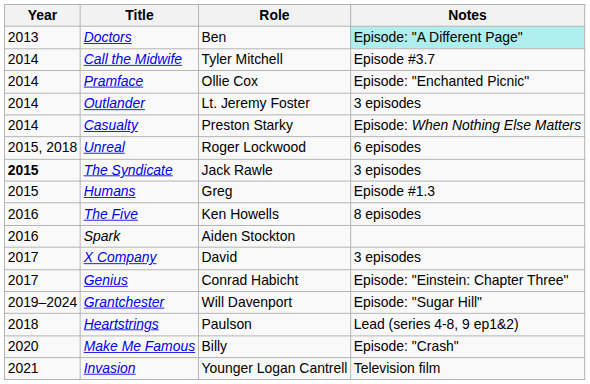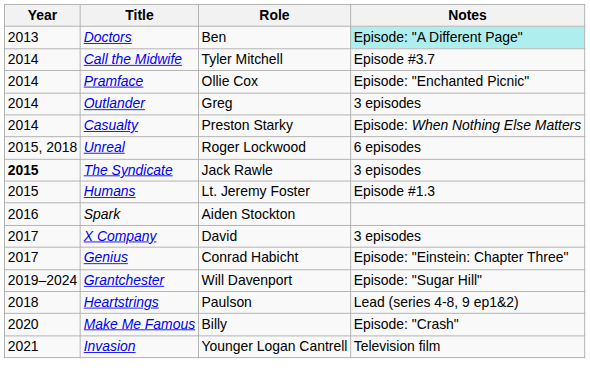(256, 103) Lt. Jeremy Foster -> (217, 103) Greg
(217, 192) Greg -> (256, 192) Lt. Jeremy Foster
- row: (111, 214)
